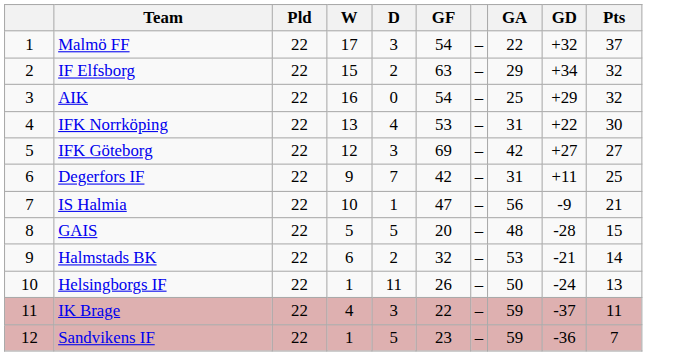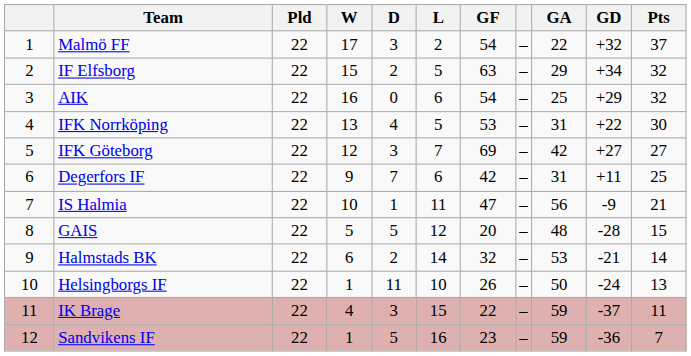+ column: (438, 17)
